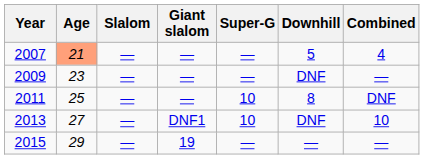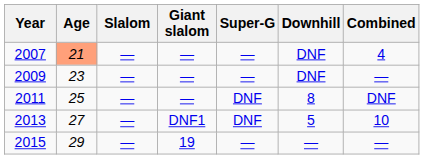(311, 53) 5 -> (311, 53) DNF
(247, 98) 10 -> (247, 98) DNF
(247, 120) 10 -> (247, 120) DNF
(311, 120) DNF -> (311, 120) 5
